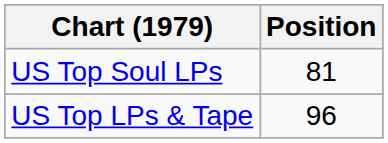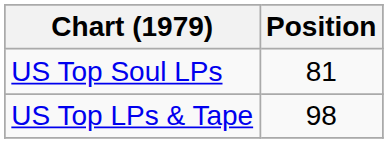(321, 115) 96 -> (321, 115) 98
